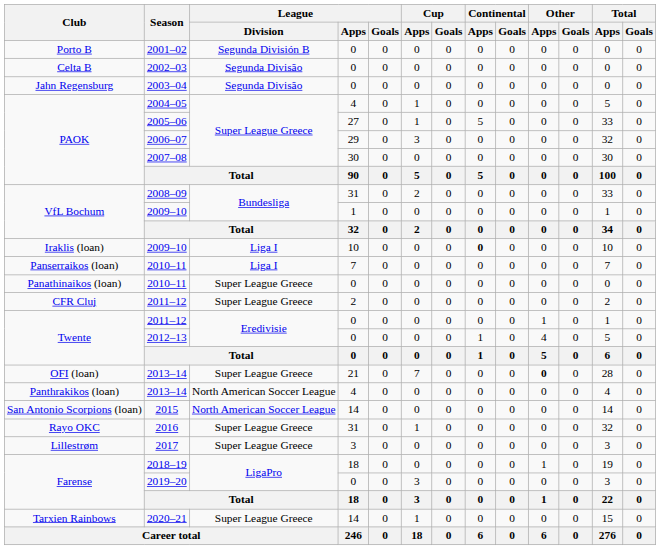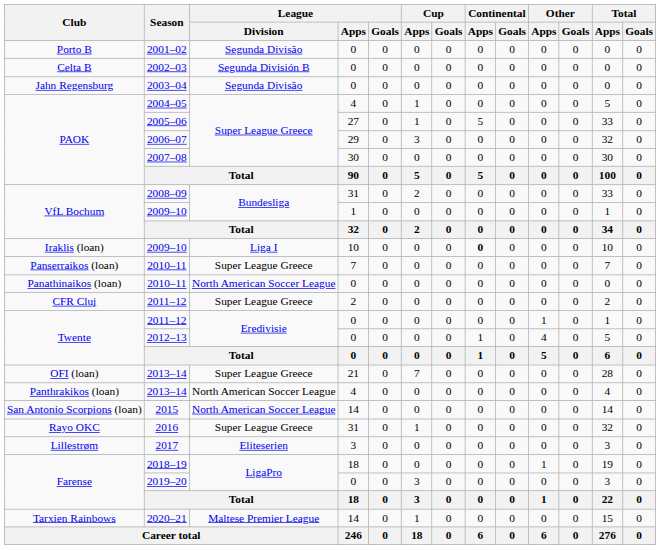(264, 49) Segunda División B -> (264, 49) Segunda Divisão
(264, 67) Segunda Divisão -> (264, 67) Segunda División B
(264, 265) Liga I -> (264, 265) Super League Greece
(264, 283) Super League Greece -> (264, 283) North American Soccer League
(544, 373) bold -> (544, 373) normal
(264, 445) Super League Greece -> (264, 445) Eliteserien
(264, 517) Super League Greece -> (264, 517) Maltese Premier League
